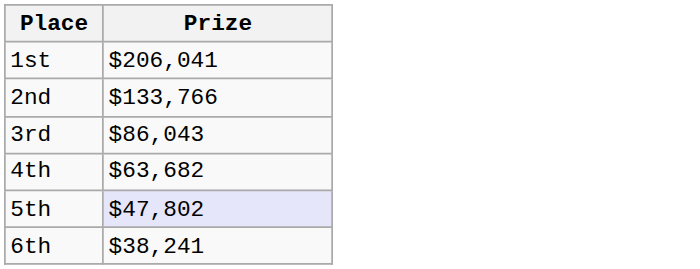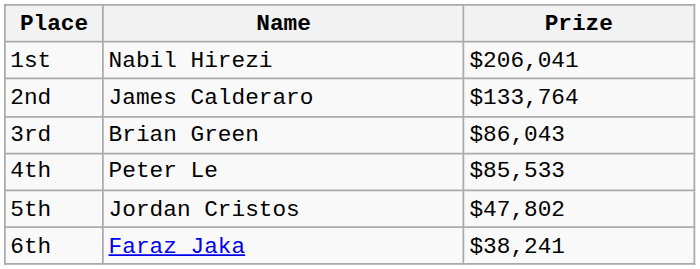+ column: (284, 23)
(163, 98) $133,766 -> (524, 98) $133,764
(156, 172) $63,682 -> (517, 172) $85,533
(156, 209) lavender background -> (517, 209) no background
